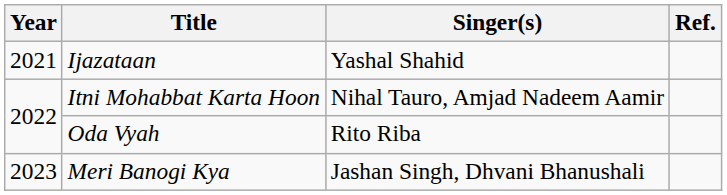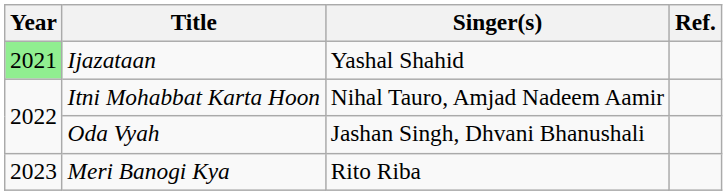(33, 60) no background -> (33, 60) lightgreen background
(376, 134) Rito Riba -> (488, 134) Jashan Singh, Dhvani Bhanushali
(488, 171) Jashan Singh, Dhvani Bhanushali -> (376, 171) Rito Riba
